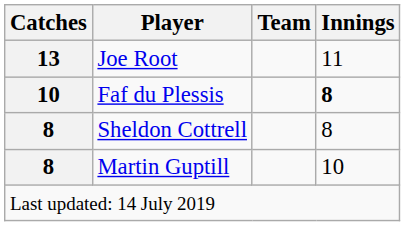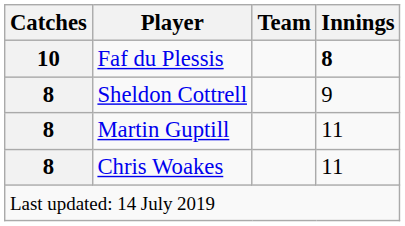- row: (137, 58)
(327, 130) 8 -> (327, 94) 9
(333, 166) 10 -> (332, 130) 11
+ row: (160, 166)
